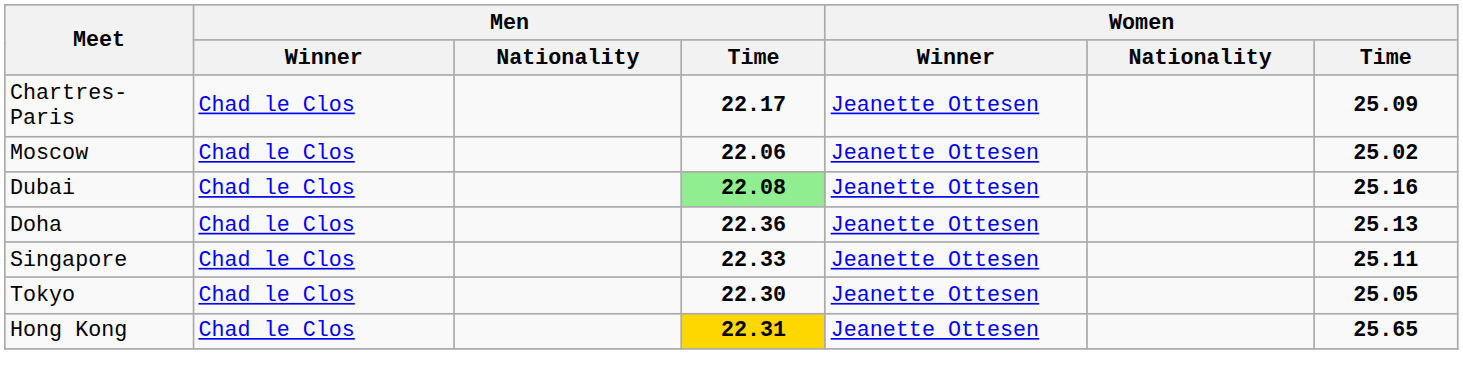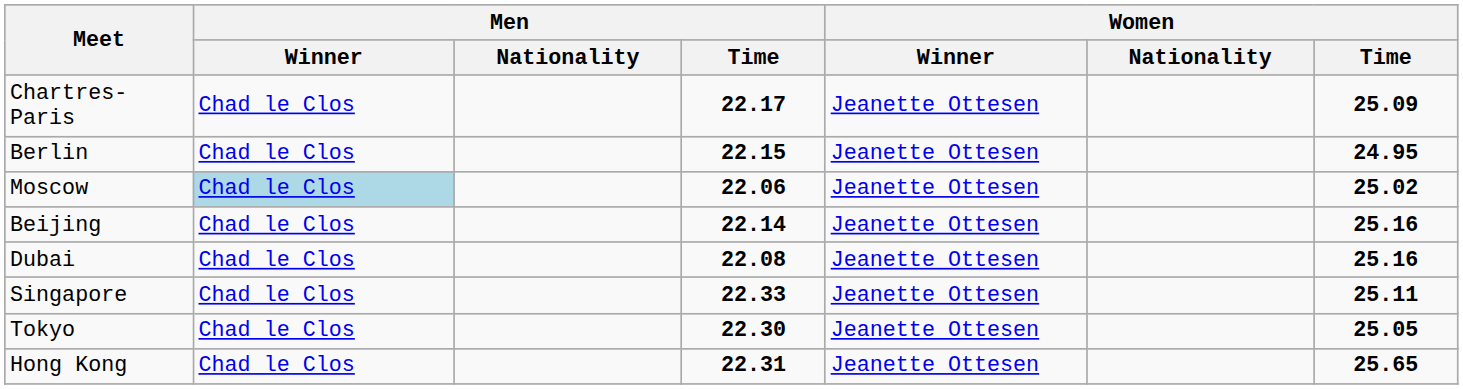+ row: (49, 154)
(277, 154) no background -> (277, 189) lightblue background
+ row: (56, 224)
(754, 189) lightgreen background -> (754, 260) no background
- row: (36, 224)
(754, 331) gold background -> (754, 366) no background
